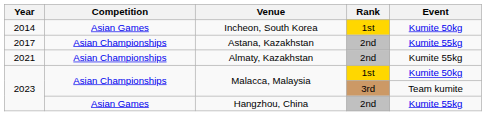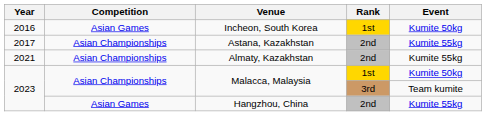(24, 28) 2014 -> (24, 28) 2016
